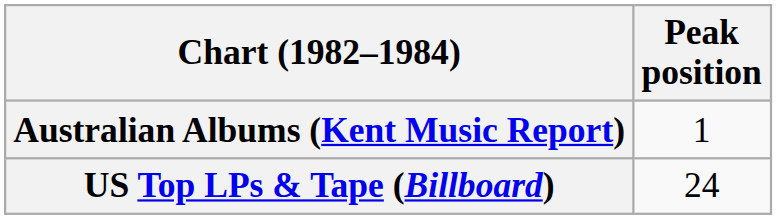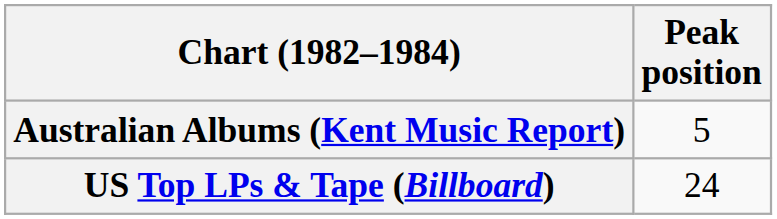(702, 128) 1 -> (702, 128) 5
